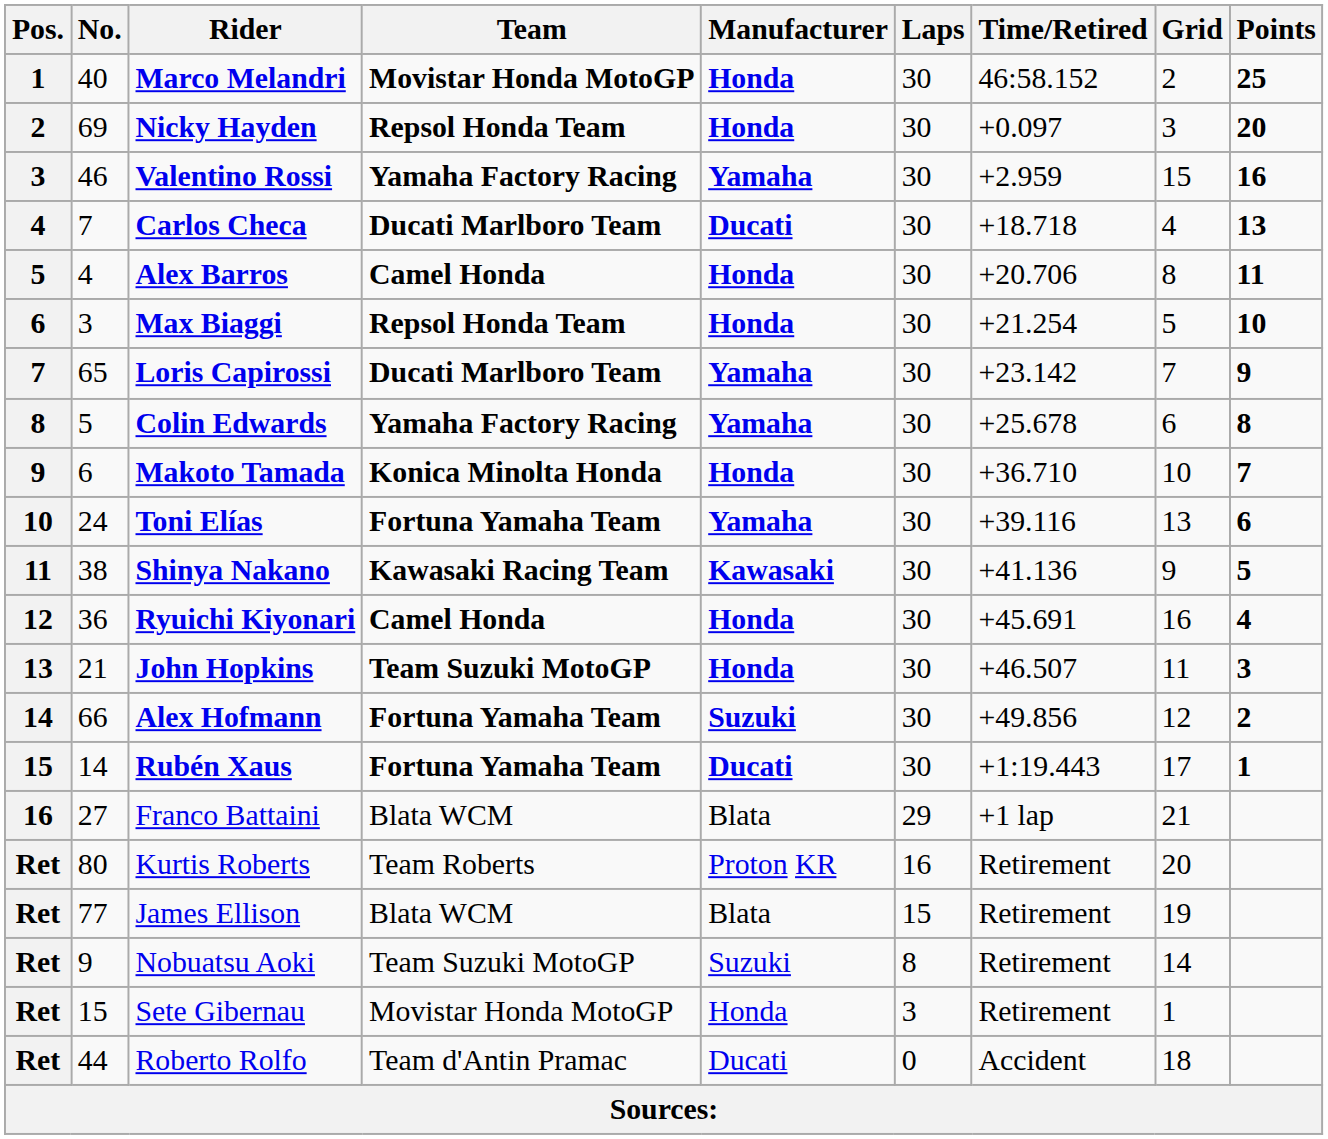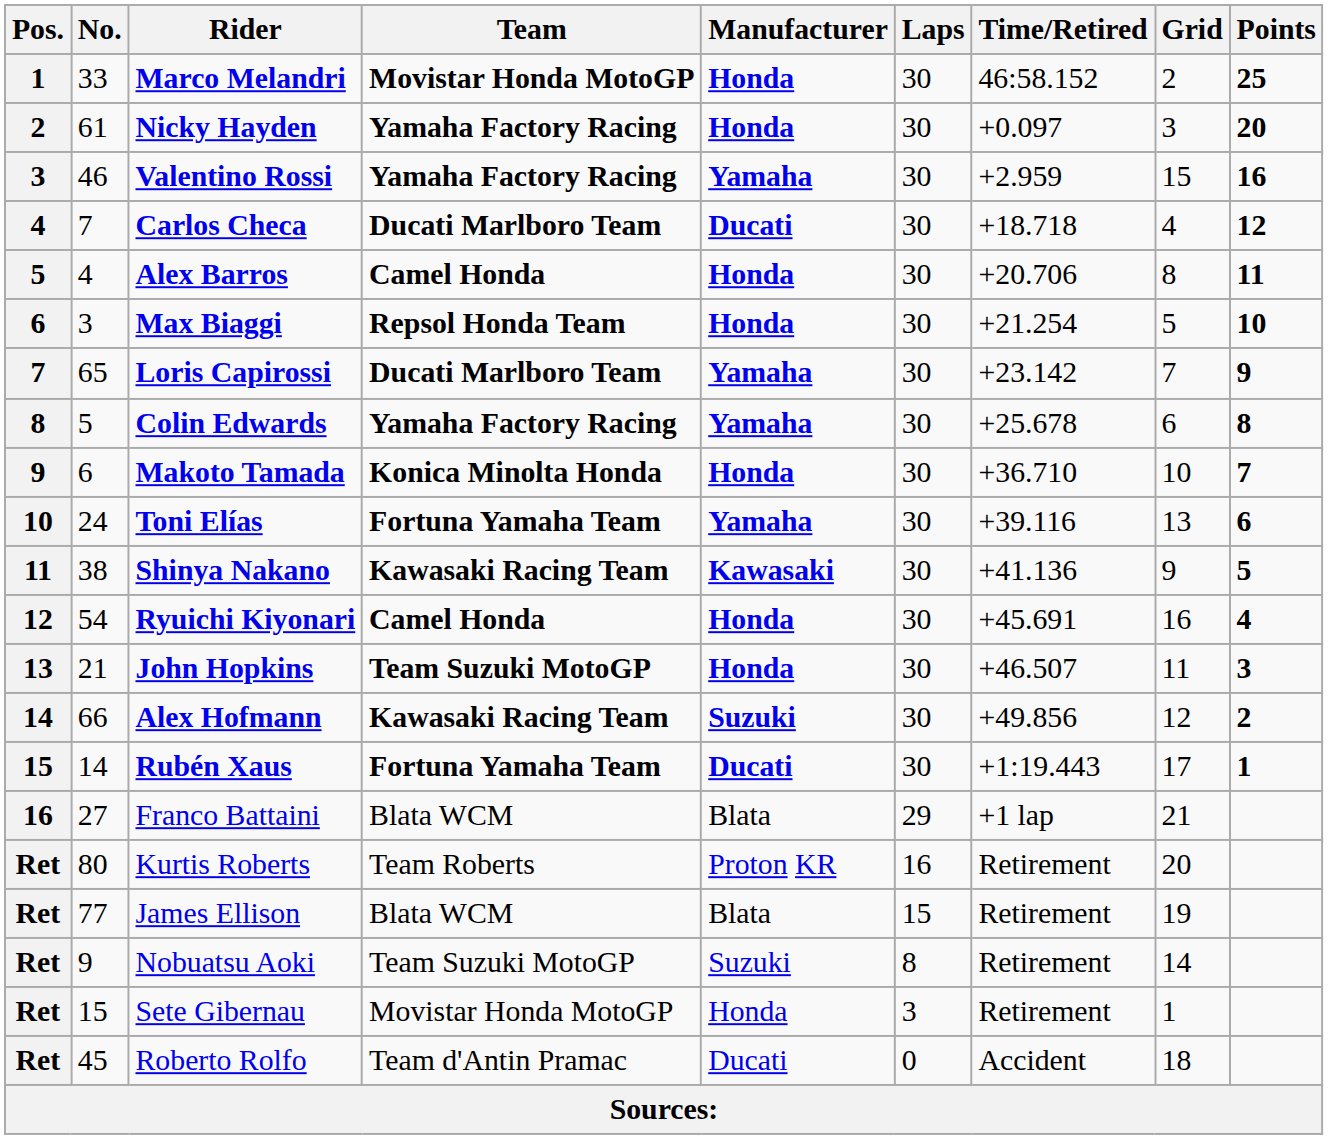(93, 78) 40 -> (93, 78) 33
(93, 127) 69 -> (93, 127) 61
(497, 127) Repsol Honda Team -> (523, 127) Yamaha Factory Racing
(1251, 225) 13 -> (1251, 225) 12
(93, 618) 36 -> (93, 618) 54
(515, 716) Fortuna Yamaha Team -> (519, 716) Kawasaki Racing Team
(93, 1060) 44 -> (93, 1060) 45
